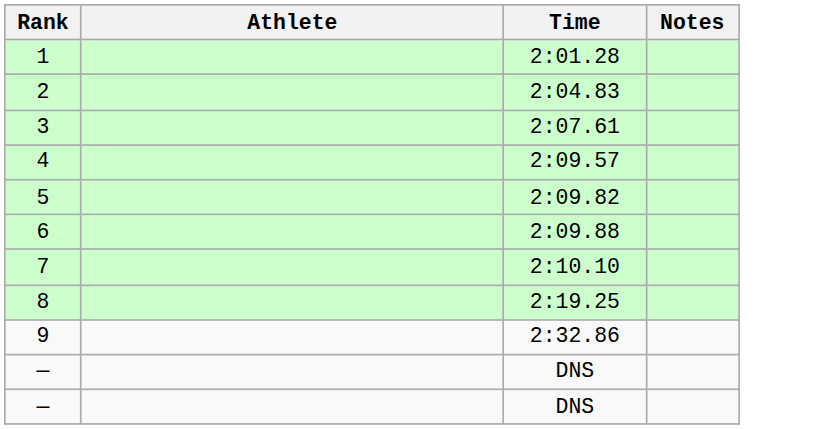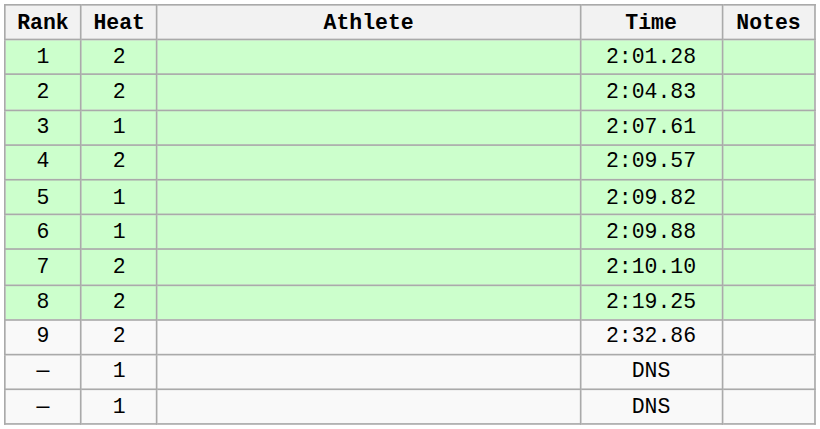+ column: (119, 22)
